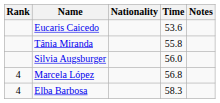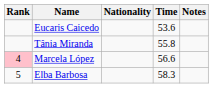- row: (70, 59)
(18, 75) no background -> (18, 59) pink background
(174, 75) 56.8 -> (167, 59) 56.6
(18, 91) 4 -> (18, 75) 5
